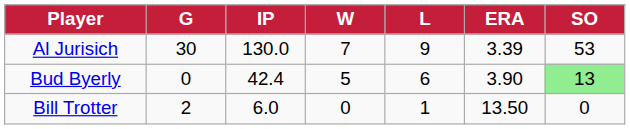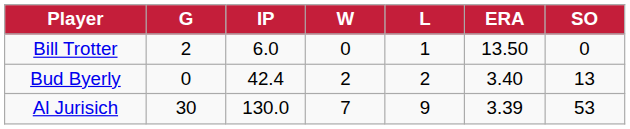rows swapped: (75, 49) <-> (75, 108)
(345, 78) 5 -> (345, 78) 2
(425, 78) 6 -> (425, 78) 2
(505, 78) 3.90 -> (505, 78) 3.40
(584, 78) lightgreen background -> (584, 78) no background
